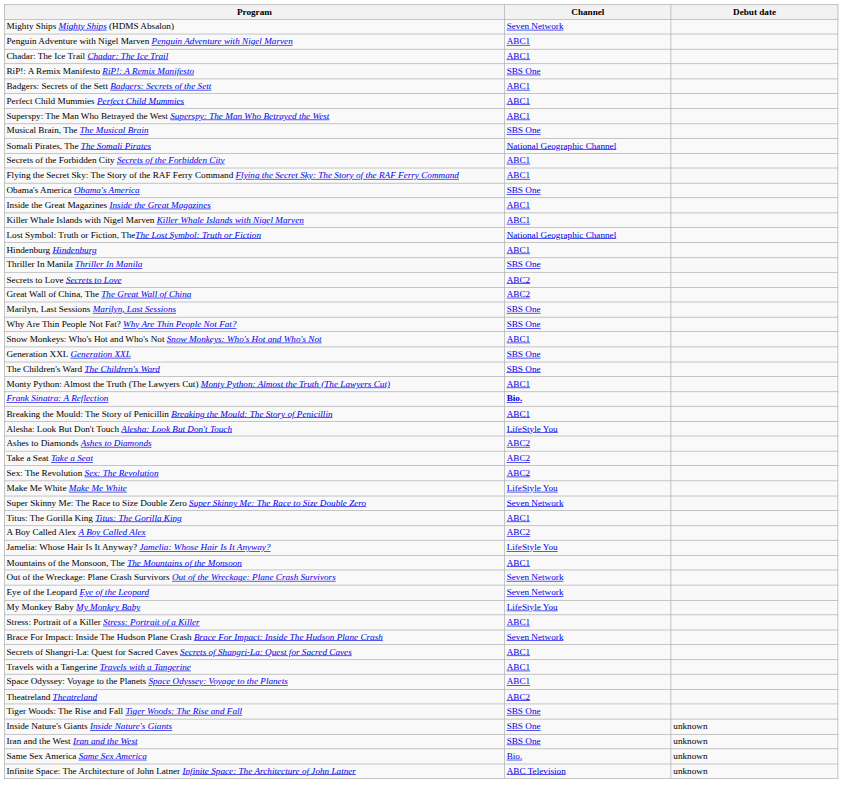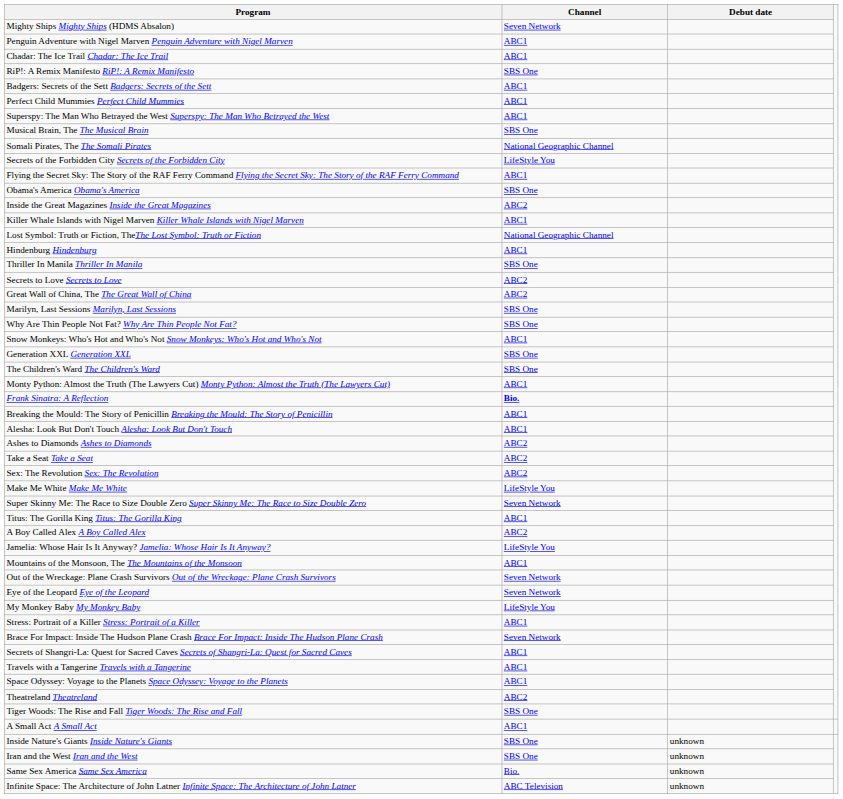(518, 160) ABC1 -> (529, 160) LifeStyle You
(518, 205) ABC1 -> (516, 205) ABC2
(532, 428) LifeStyle You -> (516, 428) ABC1
+ row: (52, 726)
